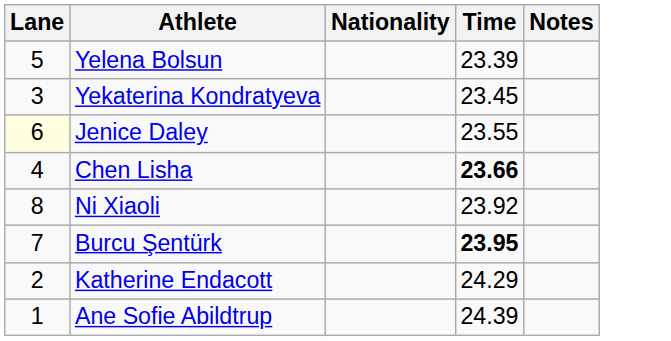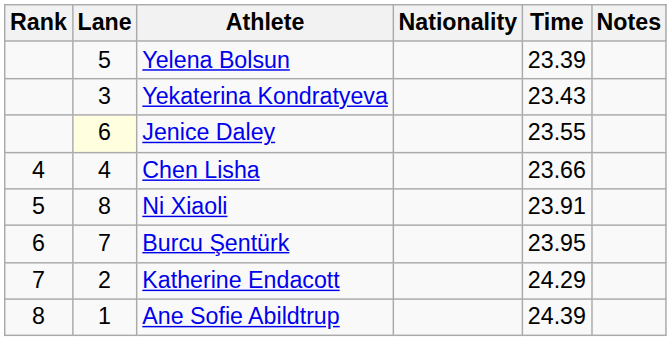+ column: (38, 22)
(489, 96) 23.45 -> (557, 96) 23.43
(489, 170) bold -> (557, 170) normal
(489, 206) 23.92 -> (557, 206) 23.91
(489, 243) bold -> (557, 243) normal
